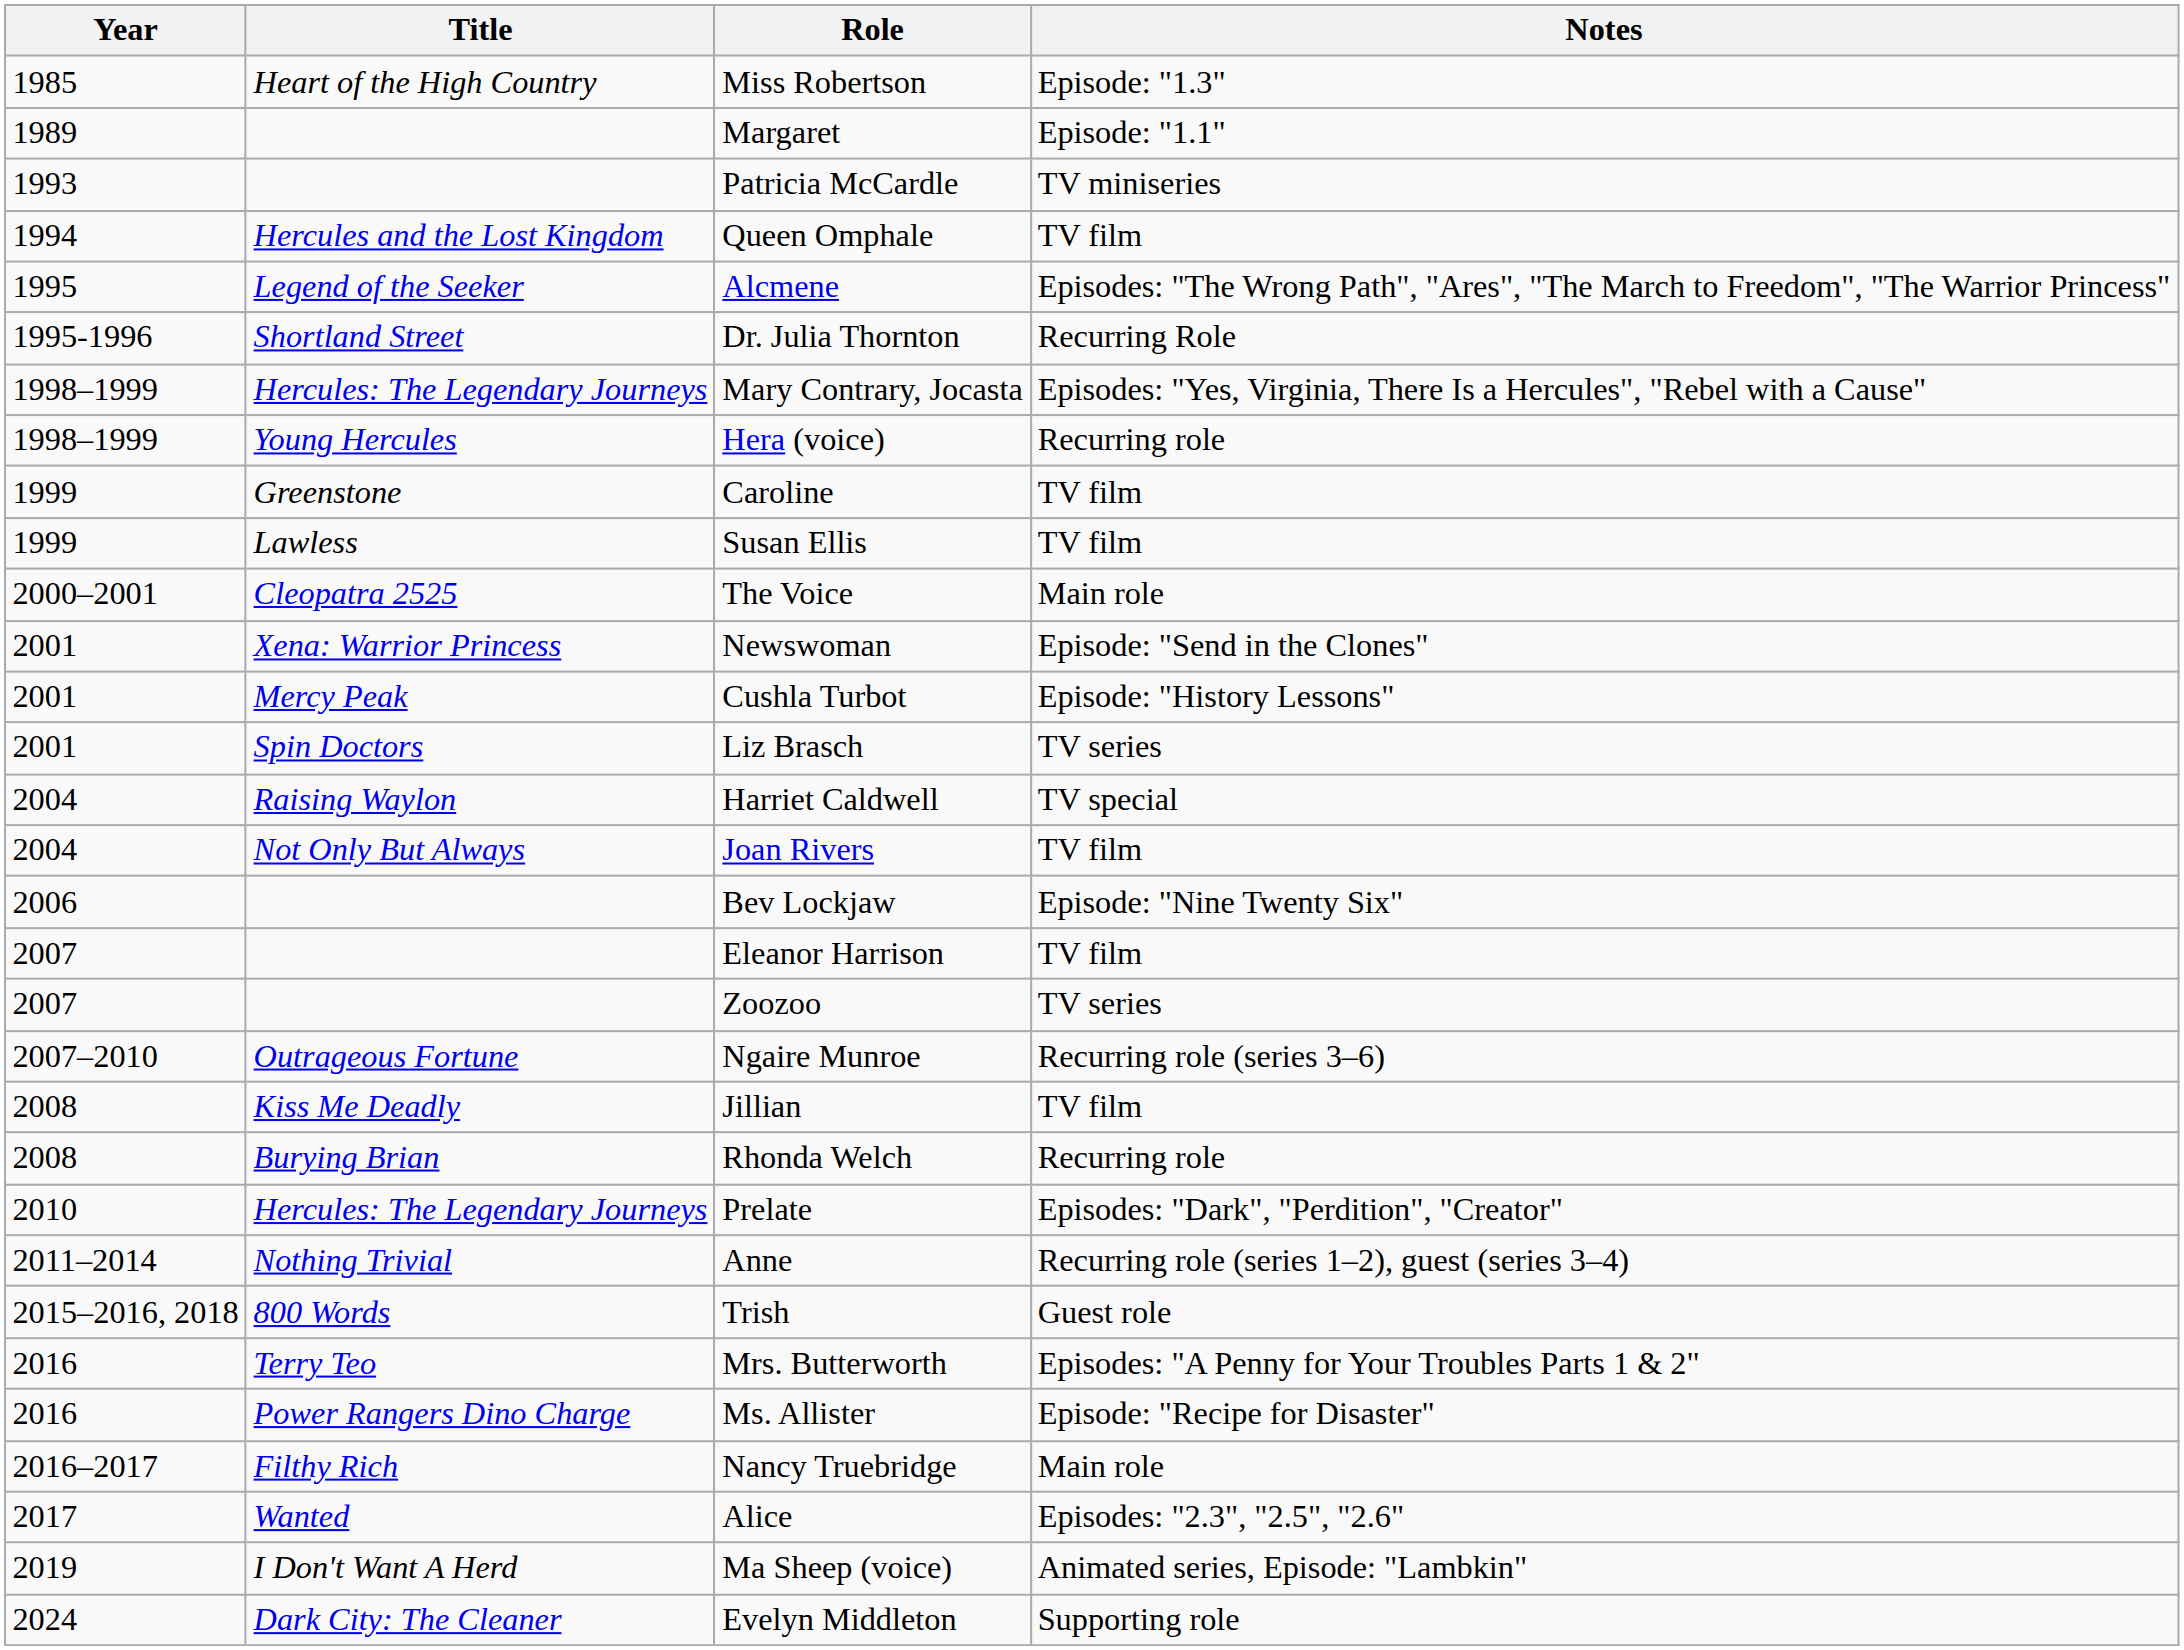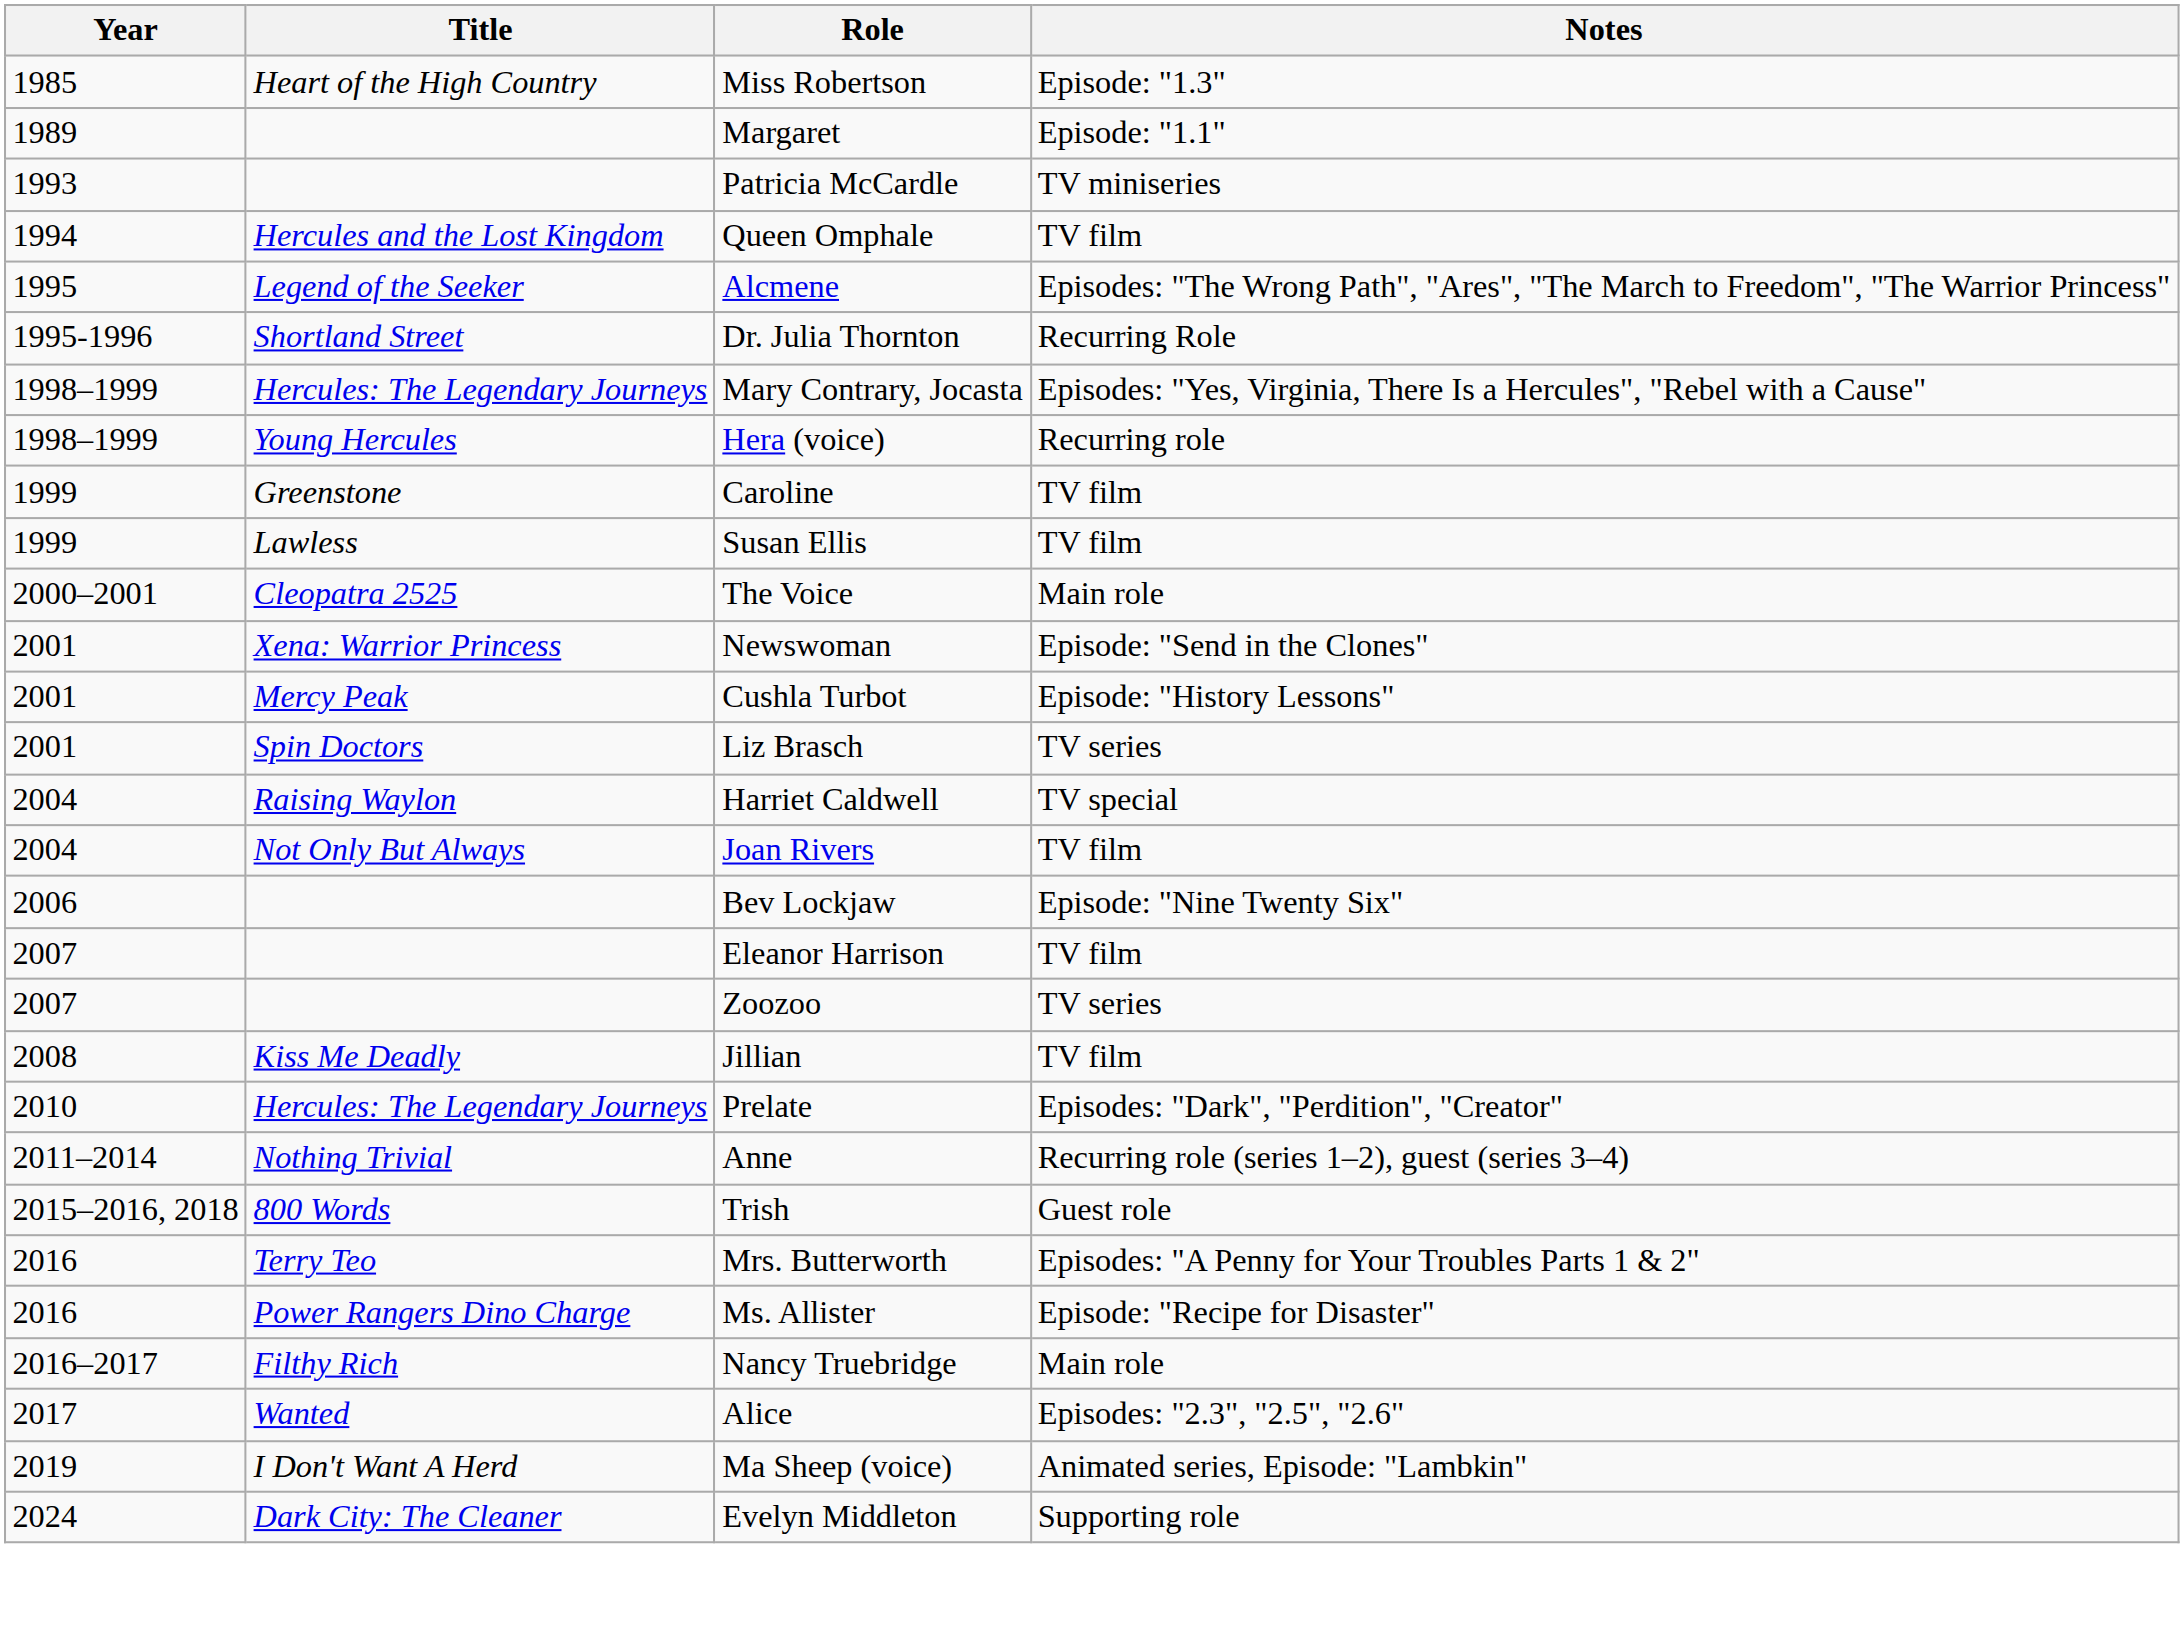- row: (822, 1055)
- row: (817, 1157)
